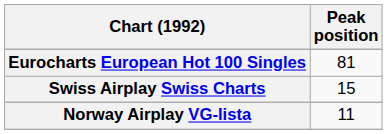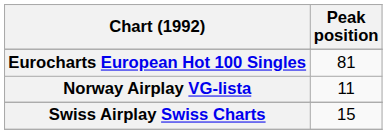rows swapped: (157, 89) <-> (157, 115)
